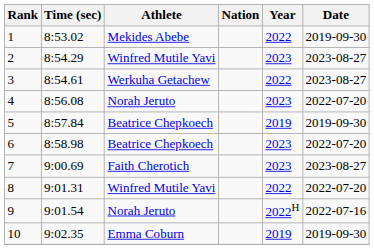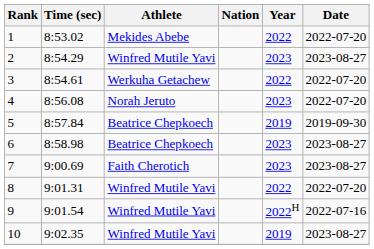(336, 37) 2019-09-30 -> (336, 37) 2022-07-20
(336, 80) 2023-08-27 -> (336, 80) 2022-07-20
(336, 144) 2022-07-20 -> (336, 144) 2023-08-27
(141, 210) Norah Jeruto -> (162, 210) Winfred Mutile Yavi
(146, 233) Emma Coburn -> (162, 233) Winfred Mutile Yavi
(336, 233) 2019-09-30 -> (336, 233) 2023-08-27
